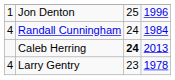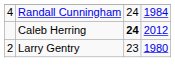- row: (46, 13)
(156, 48) 2013 -> (156, 30) 2012
(10, 65) 4 -> (10, 48) 2
(156, 65) 1978 -> (156, 48) 1980
